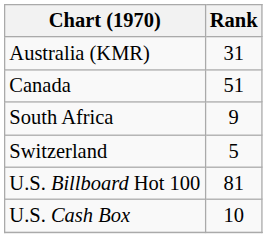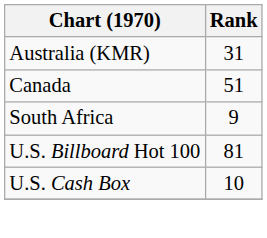- row: (58, 150)
